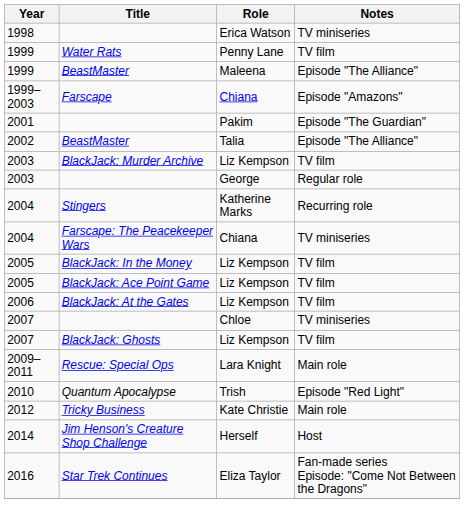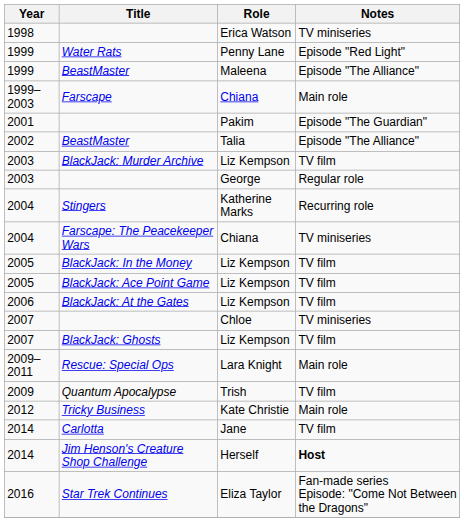(316, 52) TV film -> (352, 52) Episode "Red Light"
(350, 96) Episode "Amazons" -> (323, 96) Main role
(20, 391) 2010 -> (20, 391) 2009
(351, 391) Episode "Red Light" -> (317, 391) TV film
+ row: (83, 429)
(310, 436) normal -> (312, 455) bold
